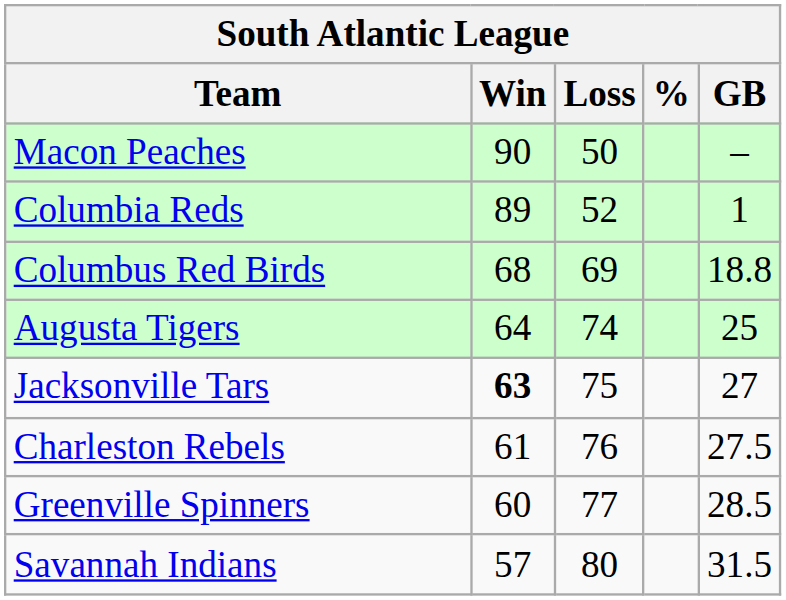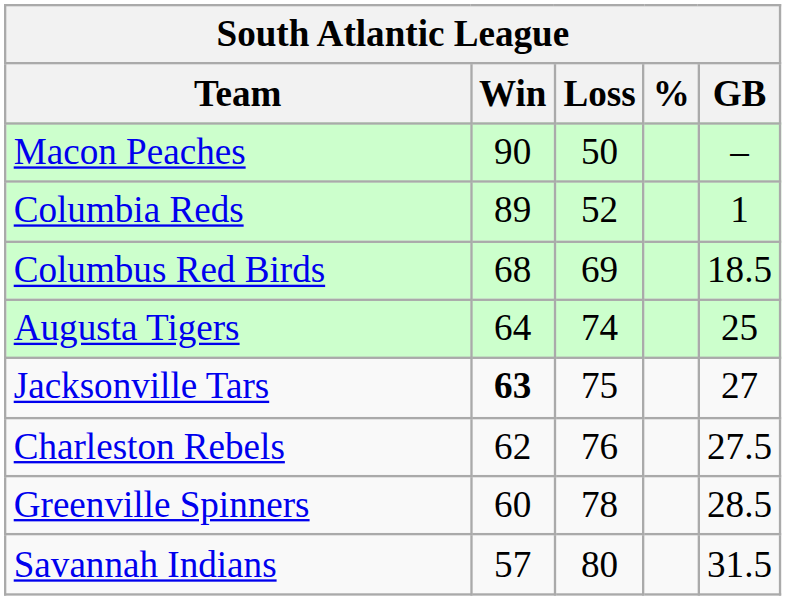(740, 269) 18.8 -> (740, 269) 18.5
(513, 446) 61 -> (513, 446) 62
(600, 504) 77 -> (600, 504) 78
